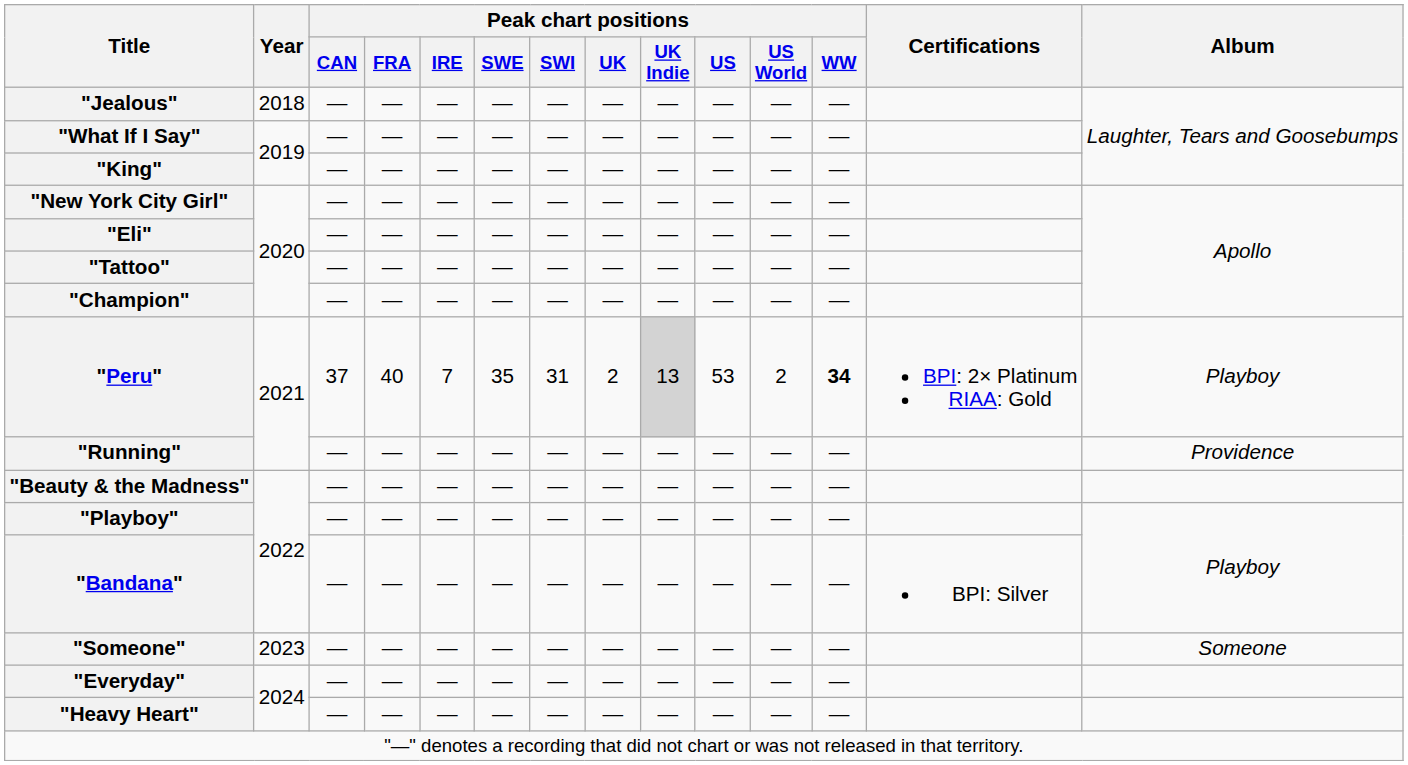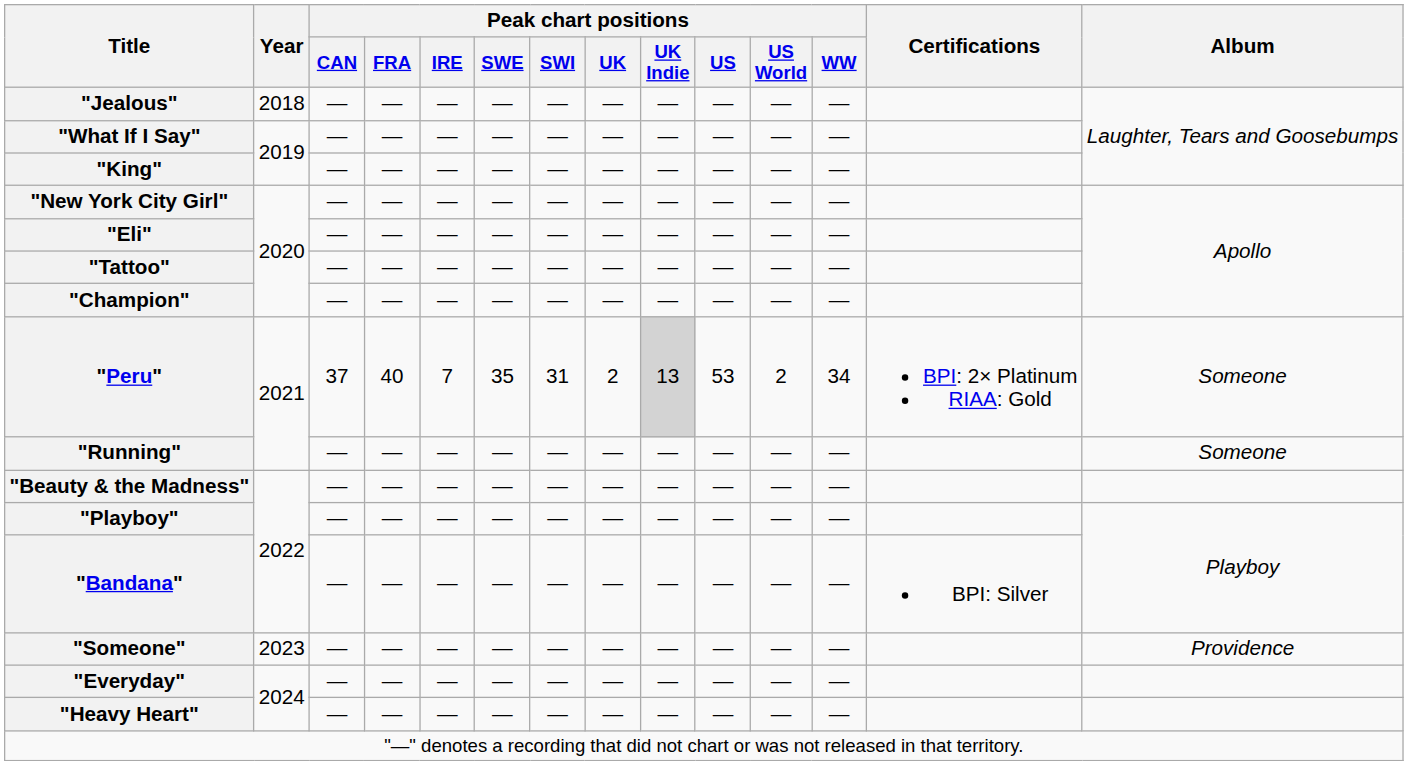(839, 376) bold -> (839, 376) normal
(1243, 376) Playboy -> (1243, 376) Someone
(1243, 453) Providence -> (1243, 453) Someone
(1243, 648) Someone -> (1243, 648) Providence
